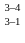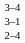+ row: (12, 35)
